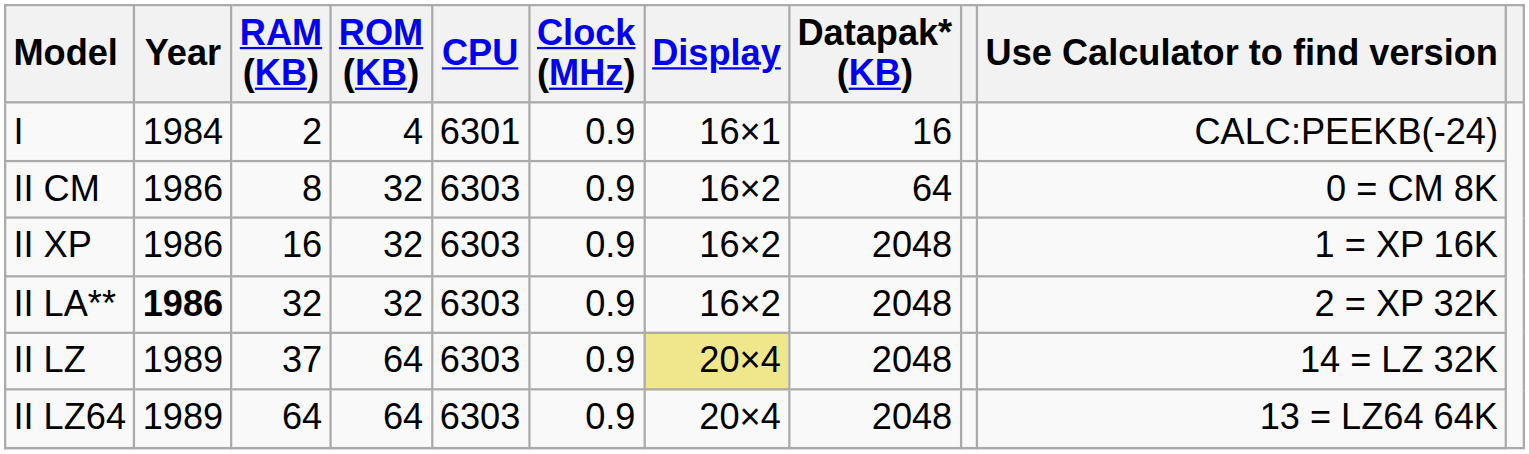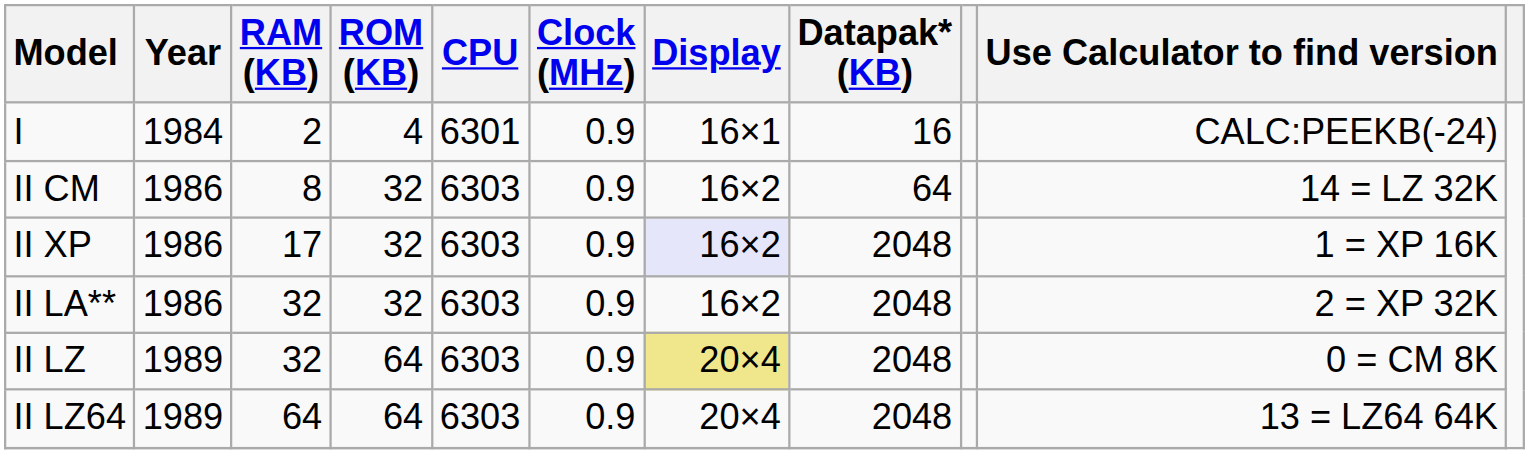(1412, 188) 0 = CM 8K -> (1399, 188) 14 = LZ 32K
(302, 245) 16 -> (302, 245) 17
(740, 245) no background -> (740, 245) lavender background
(183, 303) bold -> (183, 303) normal
(302, 360) 37 -> (302, 360) 32
(1399, 360) 14 = LZ 32K -> (1412, 360) 0 = CM 8K
